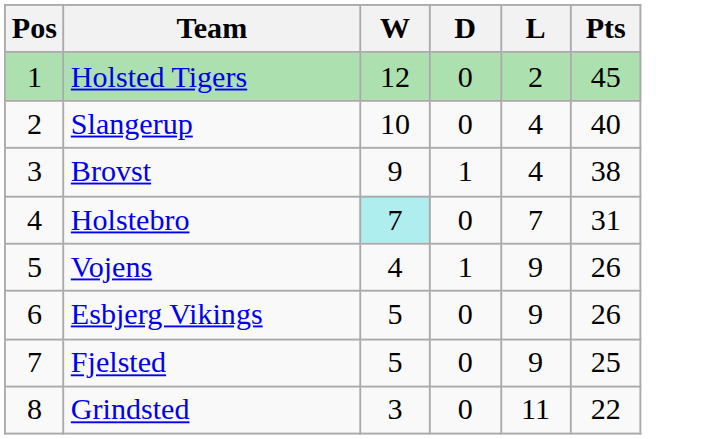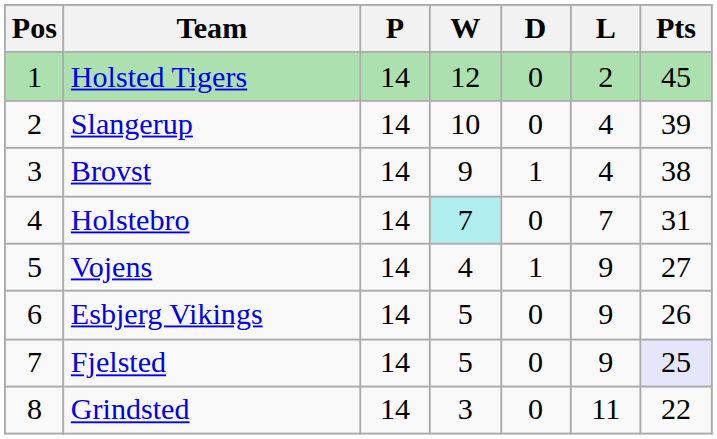+ column: (395, 28)
(606, 123) 40 -> (676, 123) 39
(606, 266) 26 -> (676, 266) 27
(606, 362) no background -> (676, 362) lavender background
